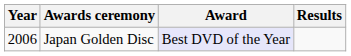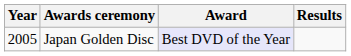(22, 39) 2006 -> (22, 39) 2005
